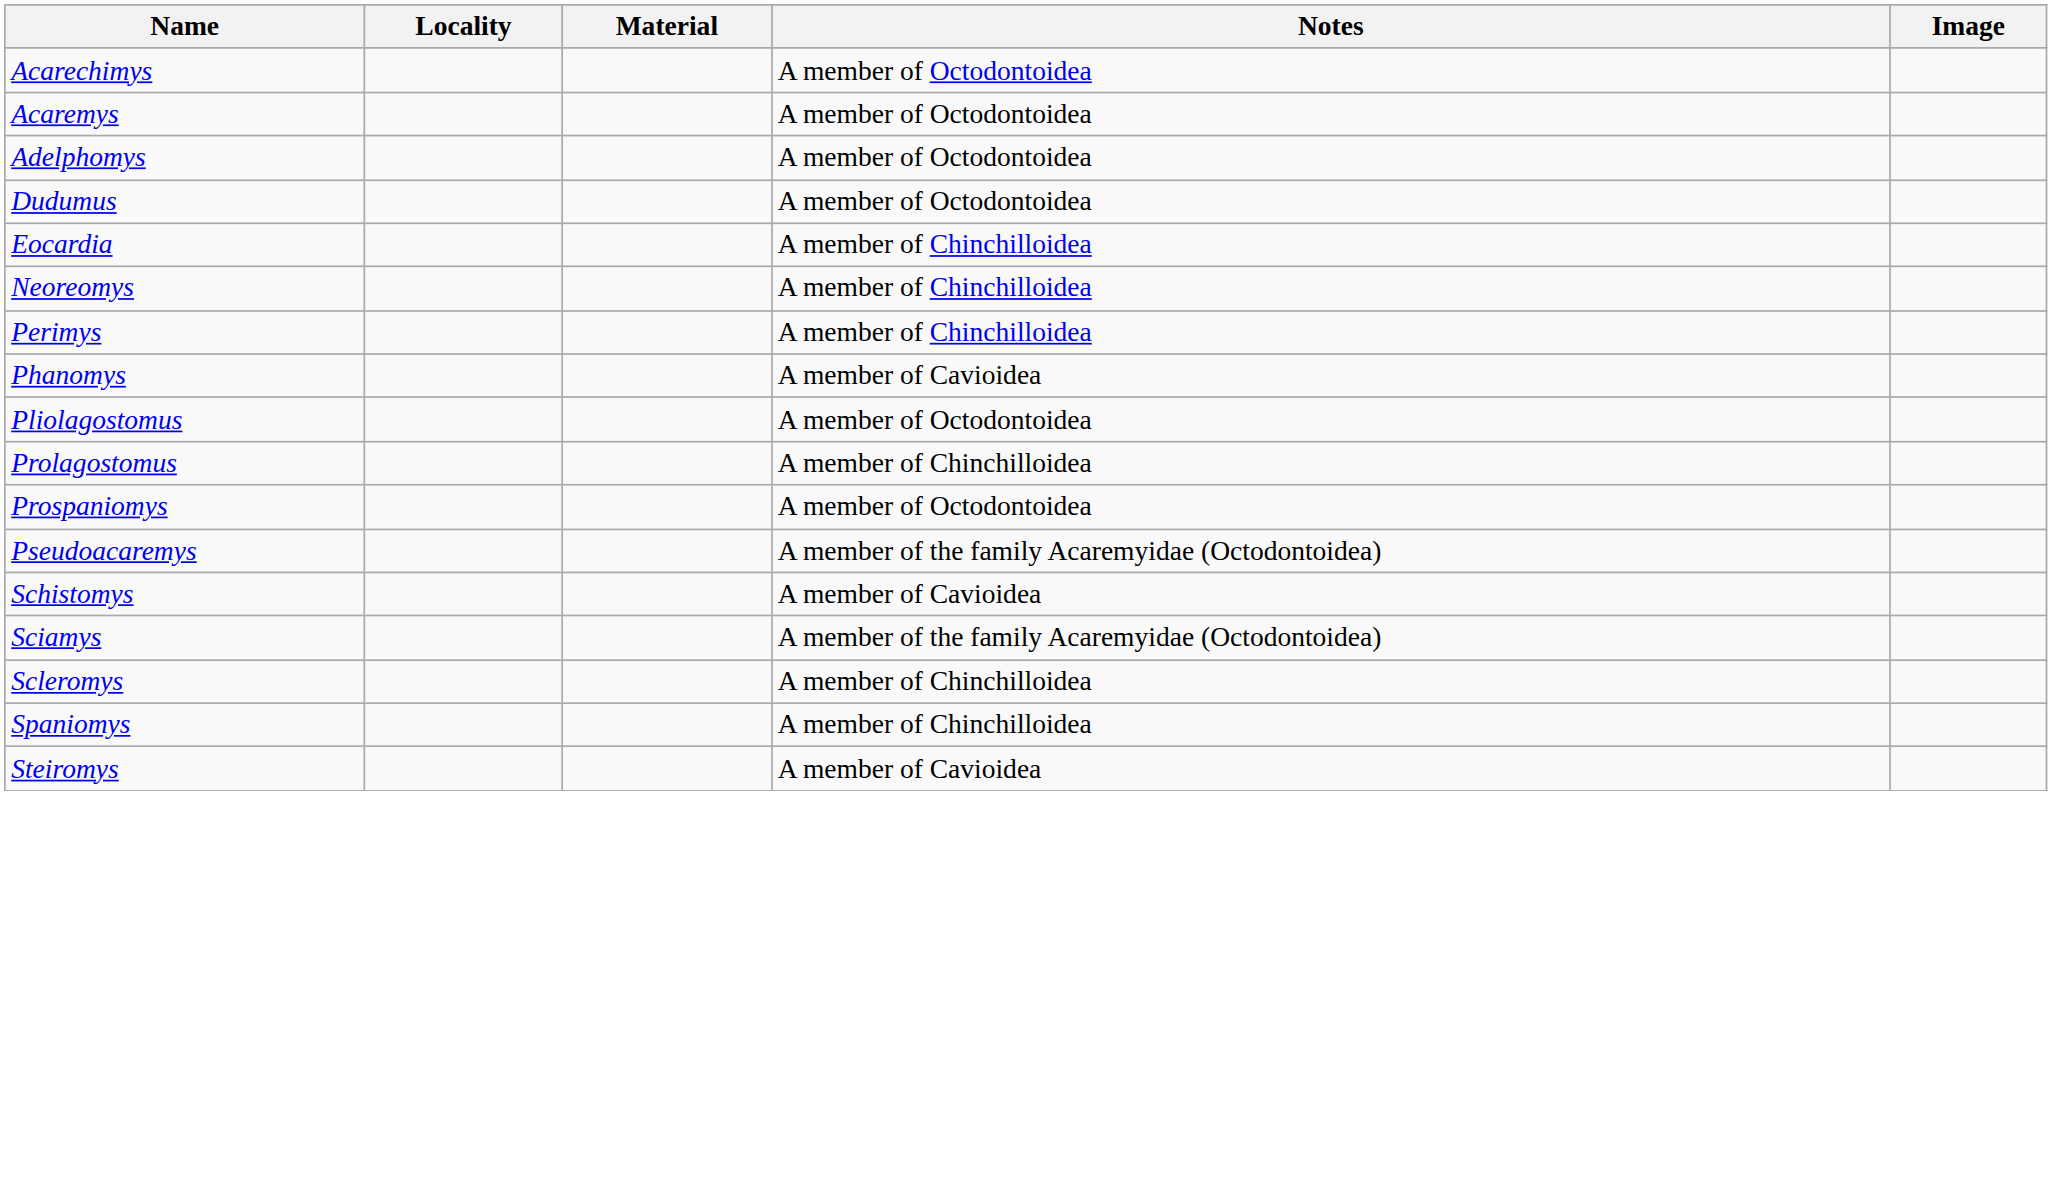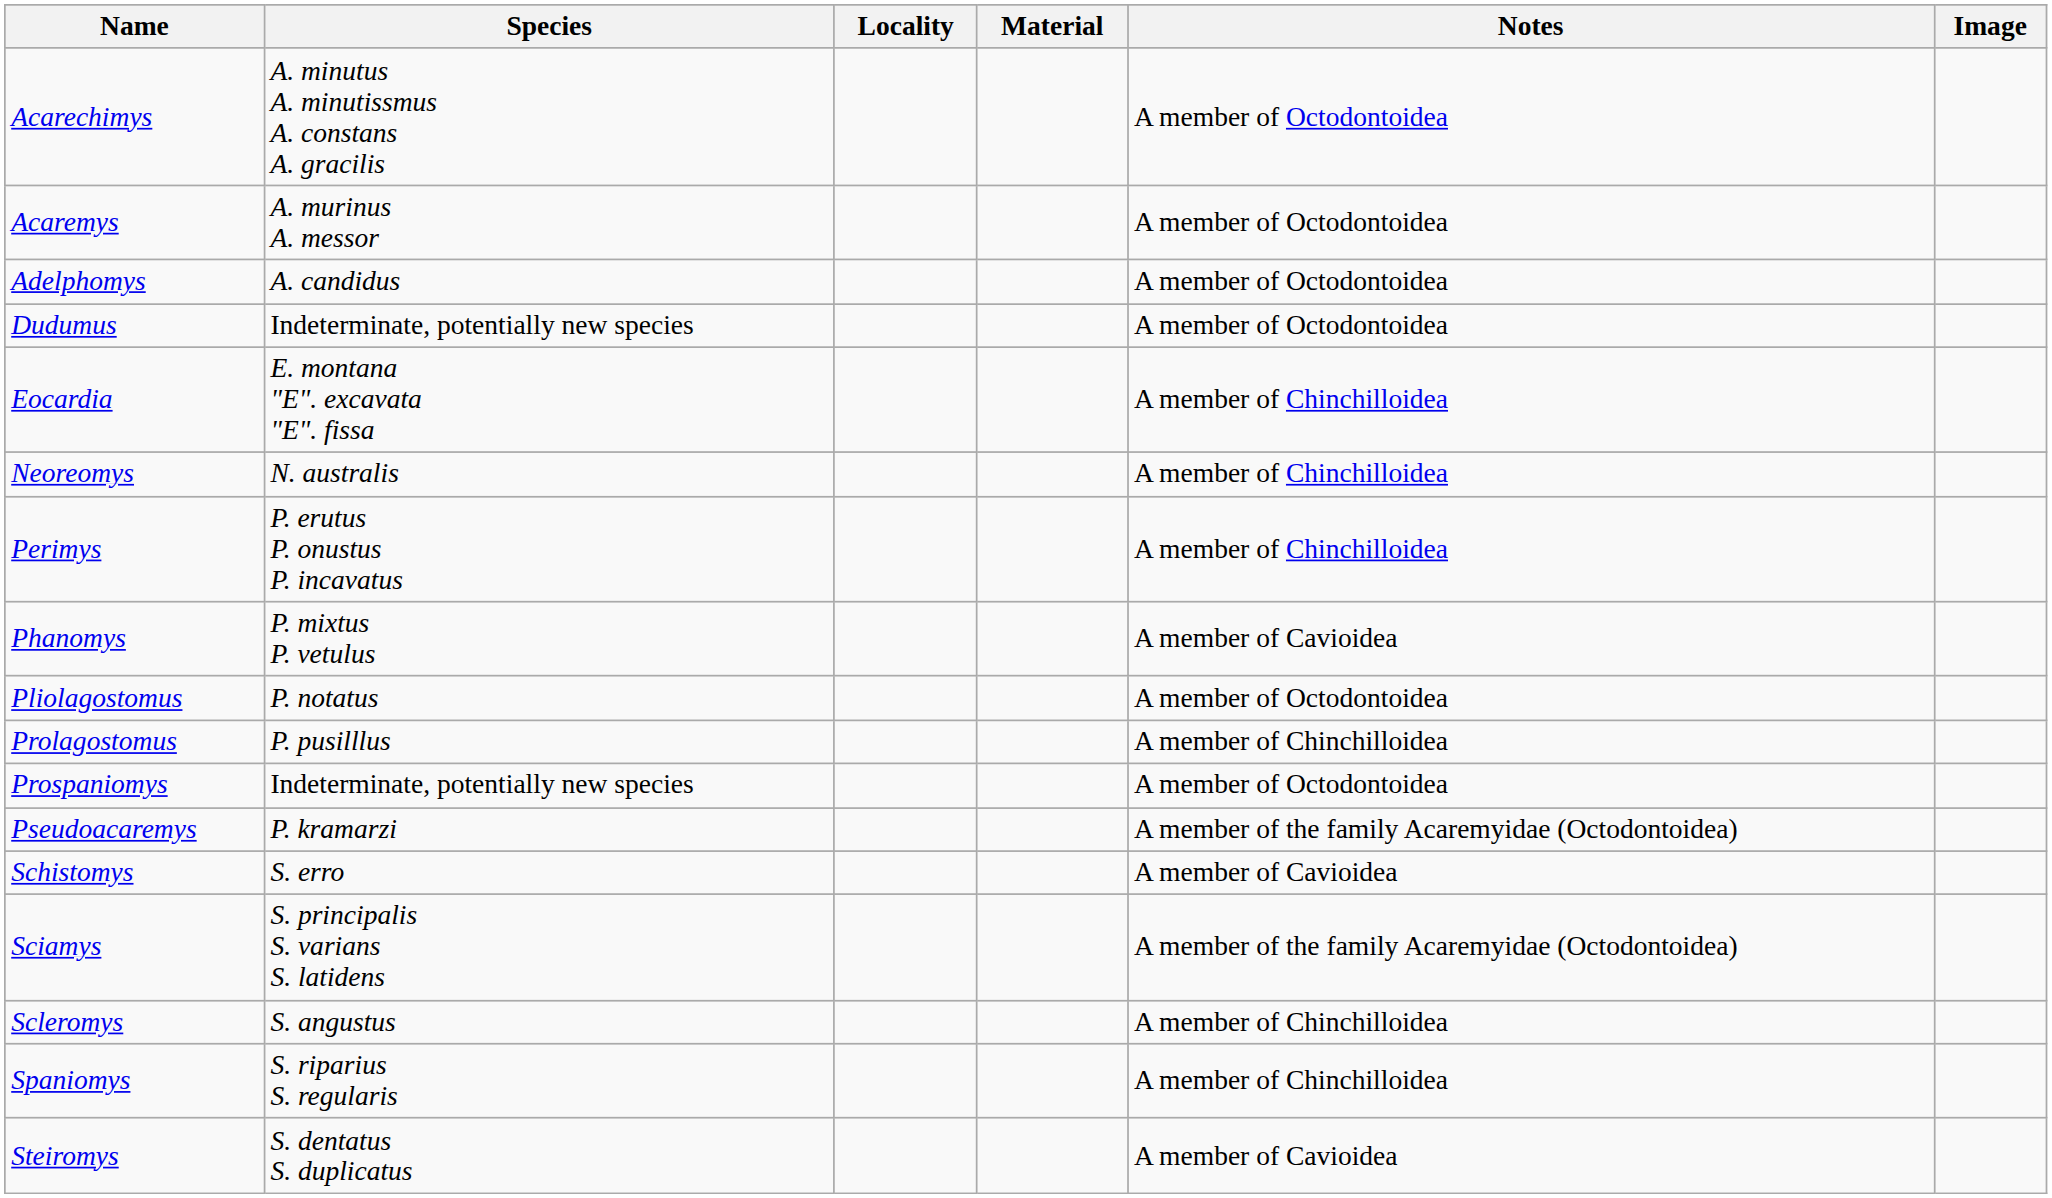+ column: (549, 26)
